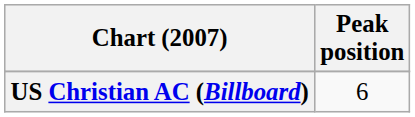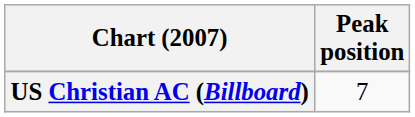(362, 91) 6 -> (362, 91) 7
